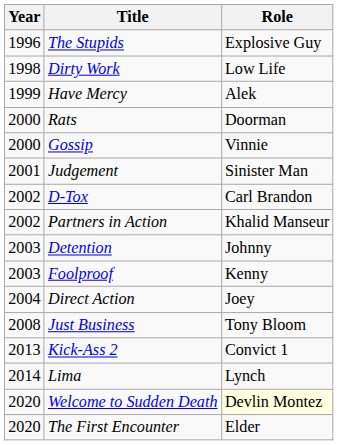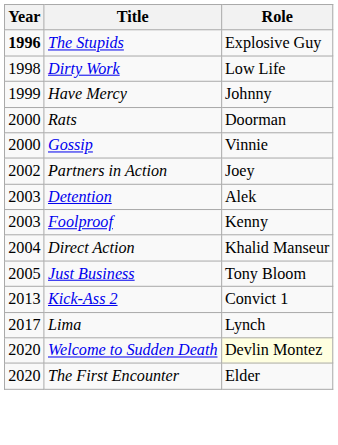(24, 42) normal -> (24, 42) bold
(241, 94) Alek -> (248, 94) Johnny
- row: (83, 171)
- row: (68, 196)
(277, 222) Khalid Manseur -> (240, 171) Joey
(248, 247) Johnny -> (241, 196) Alek
(240, 299) Joey -> (277, 247) Khalid Manseur
(24, 324) 2008 -> (24, 273) 2005
(24, 376) 2014 -> (24, 324) 2017
